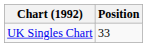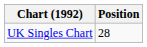(104, 33) 33 -> (104, 33) 28
